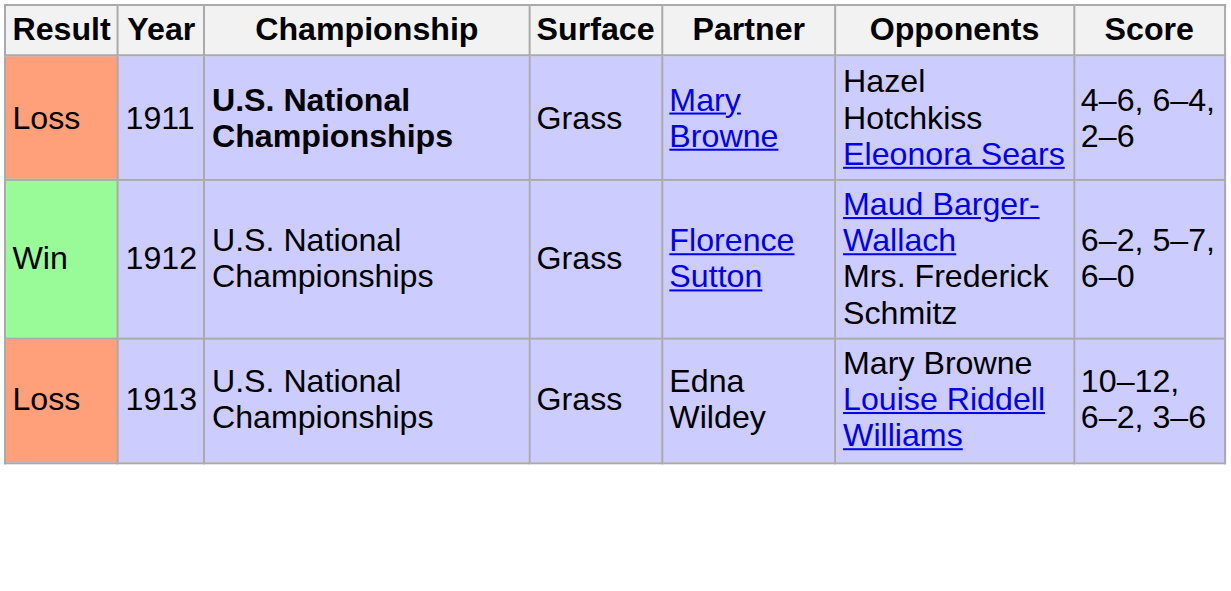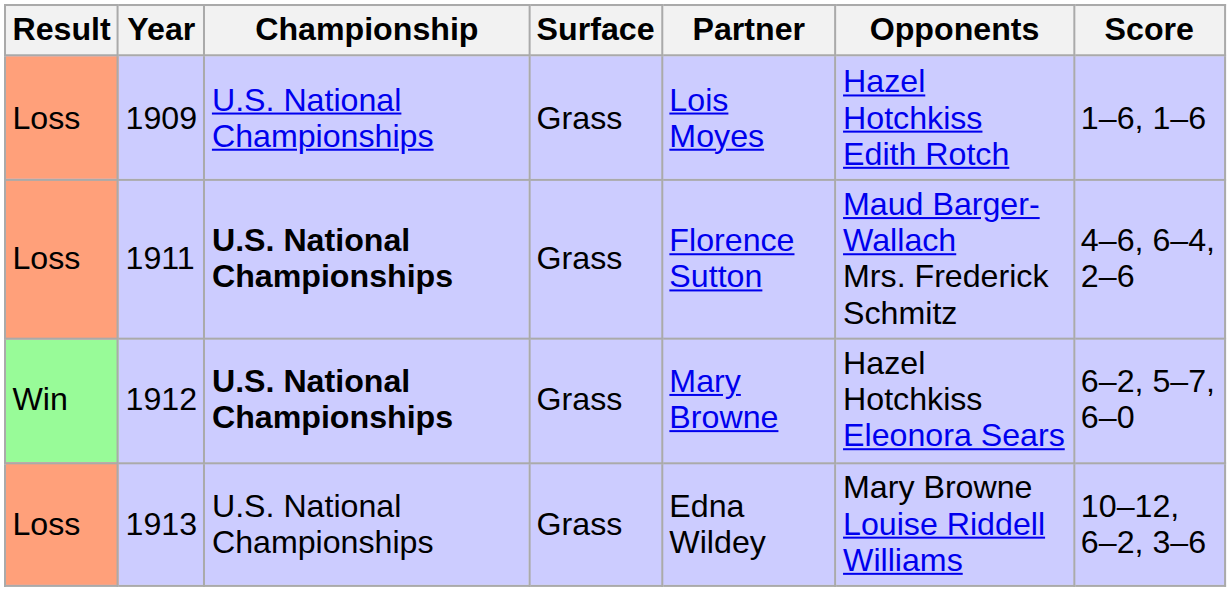+ row: (161, 117)
(724, 117) Mary Browne -> (732, 258) Florence Sutton
(954, 117) Hazel Hotchkiss Eleonora Sears -> (946, 258) Maud Barger-Wallach Mrs. Frederick Schmitz
(323, 258) normal -> (333, 400) bold
(732, 258) Florence Sutton -> (724, 400) Mary Browne
(946, 258) Maud Barger-Wallach Mrs. Frederick Schmitz -> (954, 400) Hazel Hotchkiss Eleonora Sears
